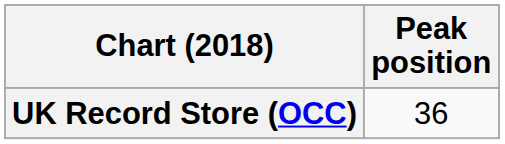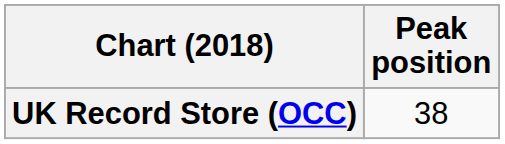(431, 112) 36 -> (431, 112) 38
